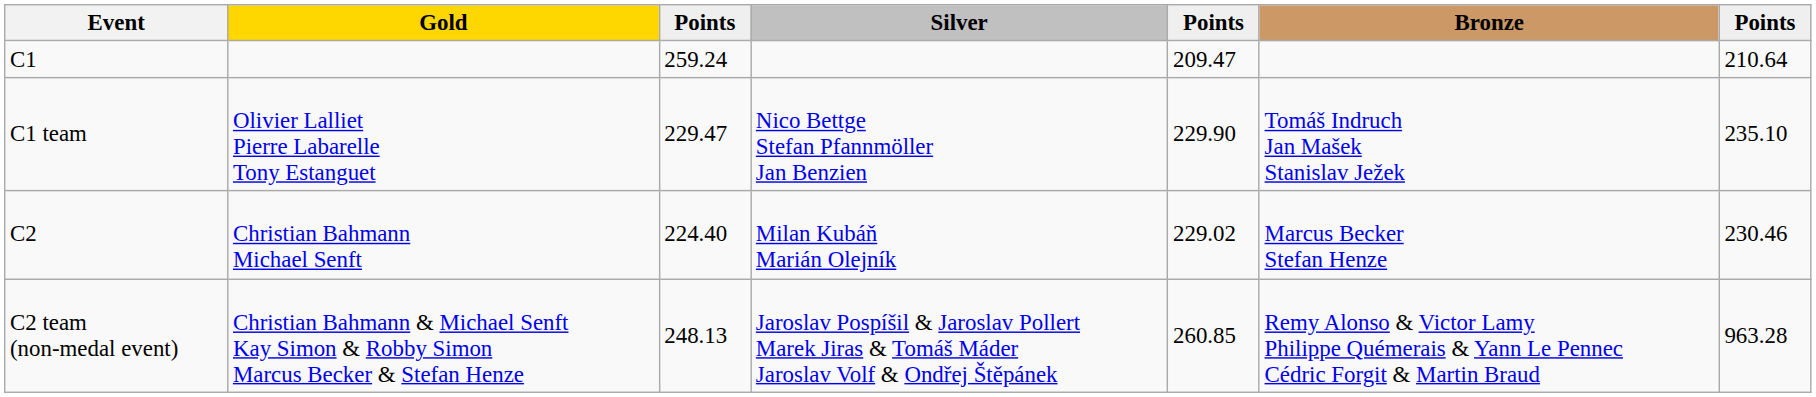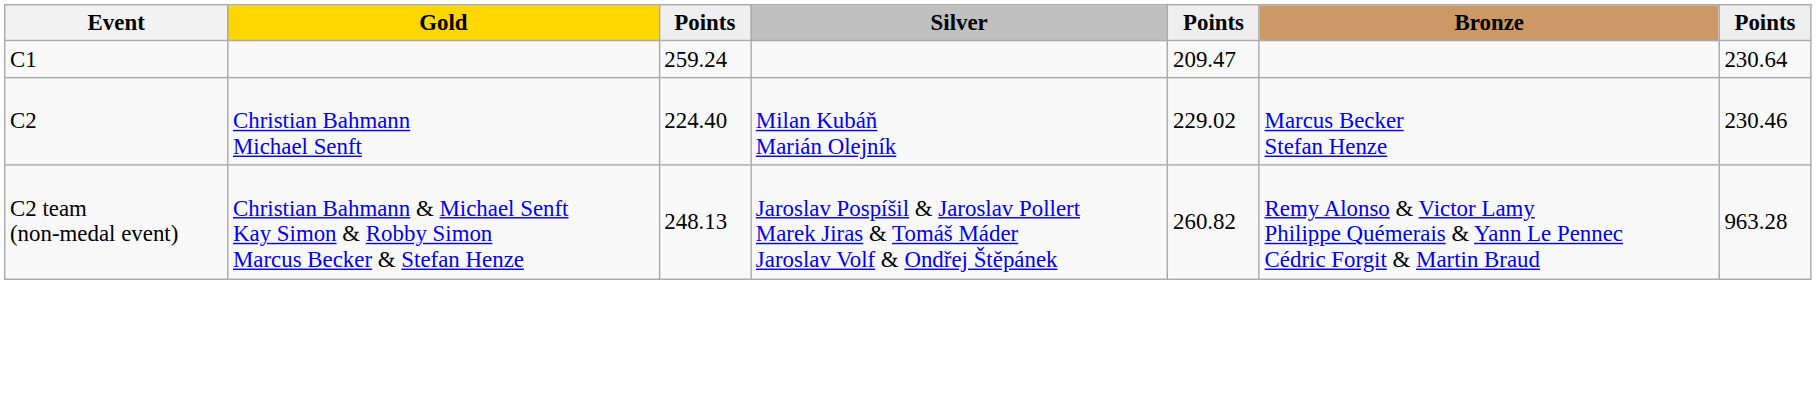(1756, 58) 210.64 -> (1756, 58) 230.64
- row: (48, 133)
(1204, 335) 260.85 -> (1204, 221) 260.82
